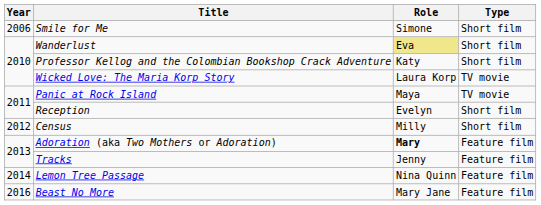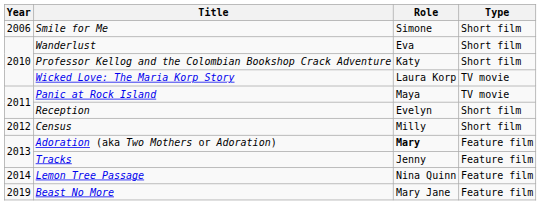(405, 45) khaki background -> (405, 45) no background
(19, 192) 2016 -> (19, 192) 2019
